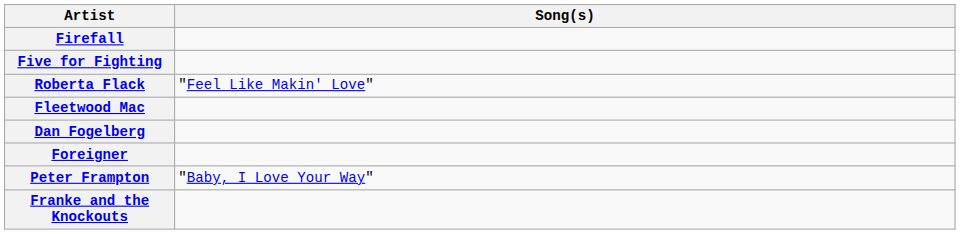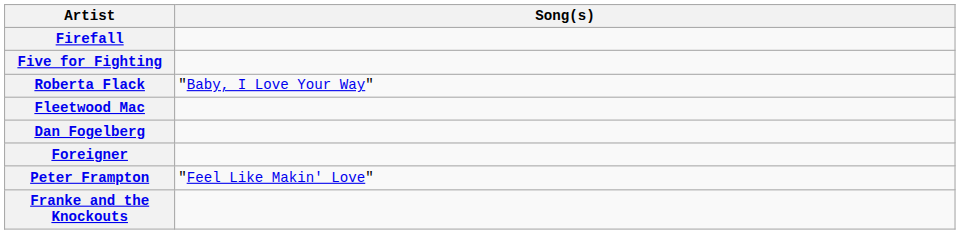(276, 85) "Feel Like Makin' Love" -> (276, 85) "Baby, I Love Your Way"
(276, 178) "Baby, I Love Your Way" -> (276, 178) "Feel Like Makin' Love"
